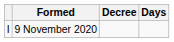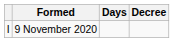columns swapped: (154, 12) <-> (119, 12)
